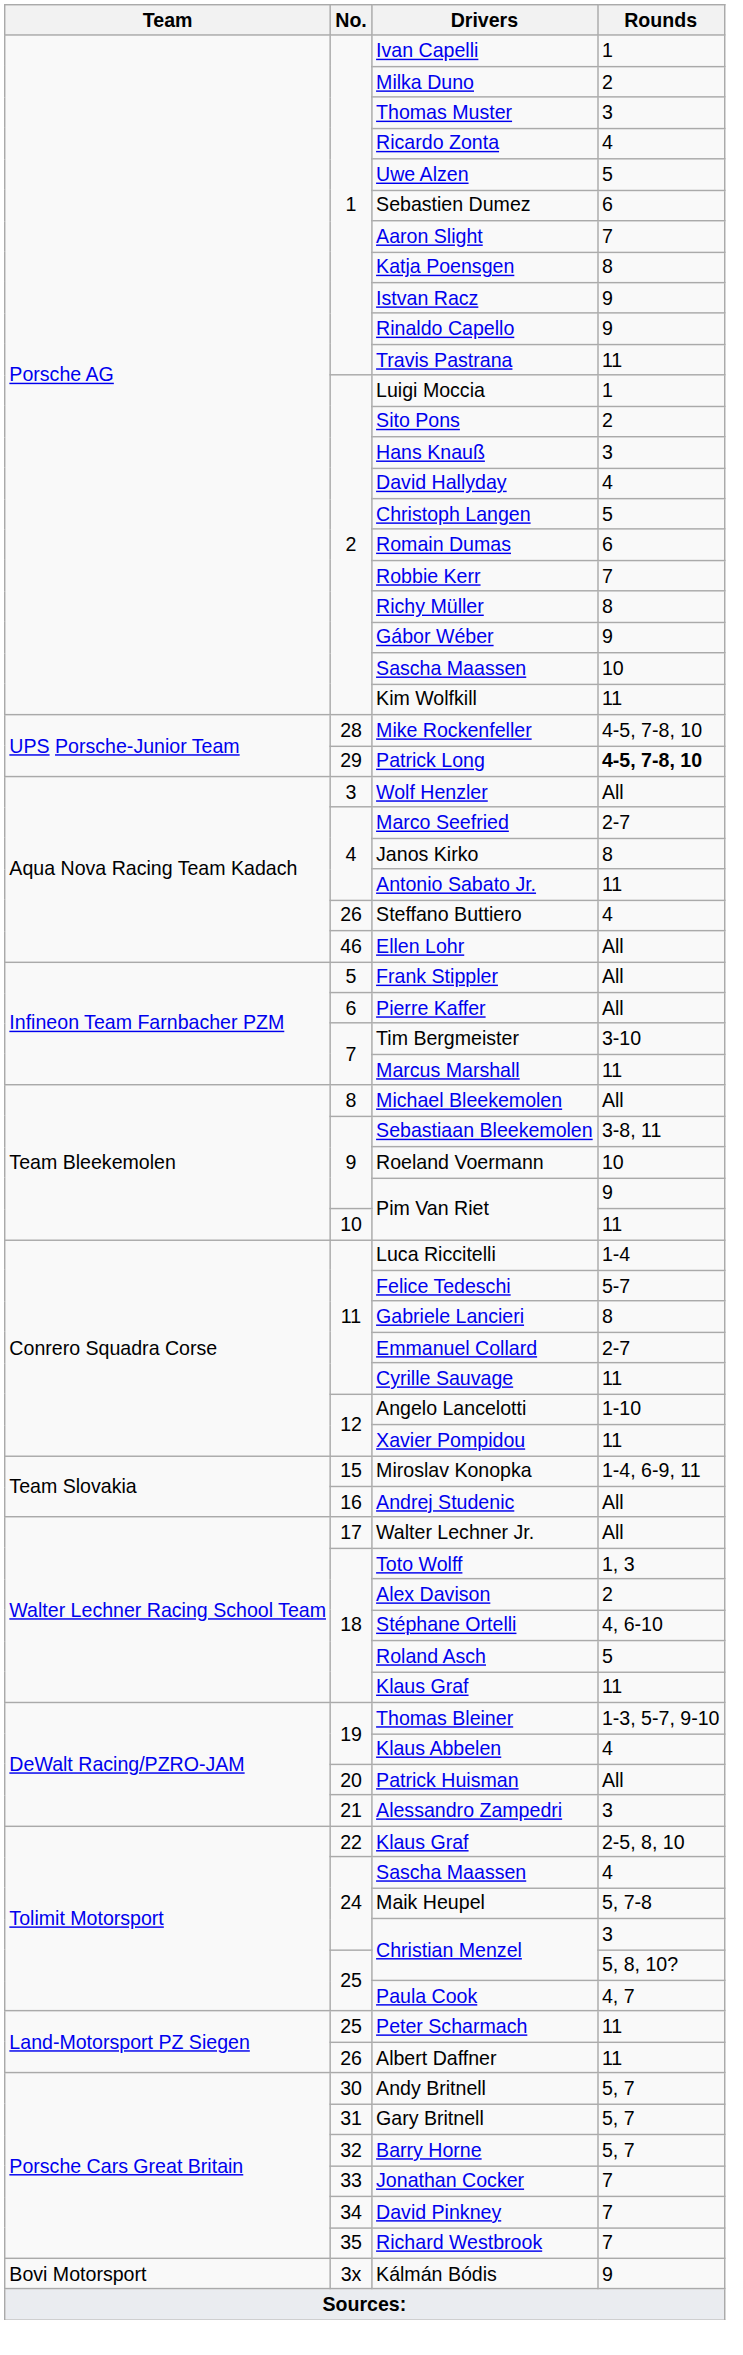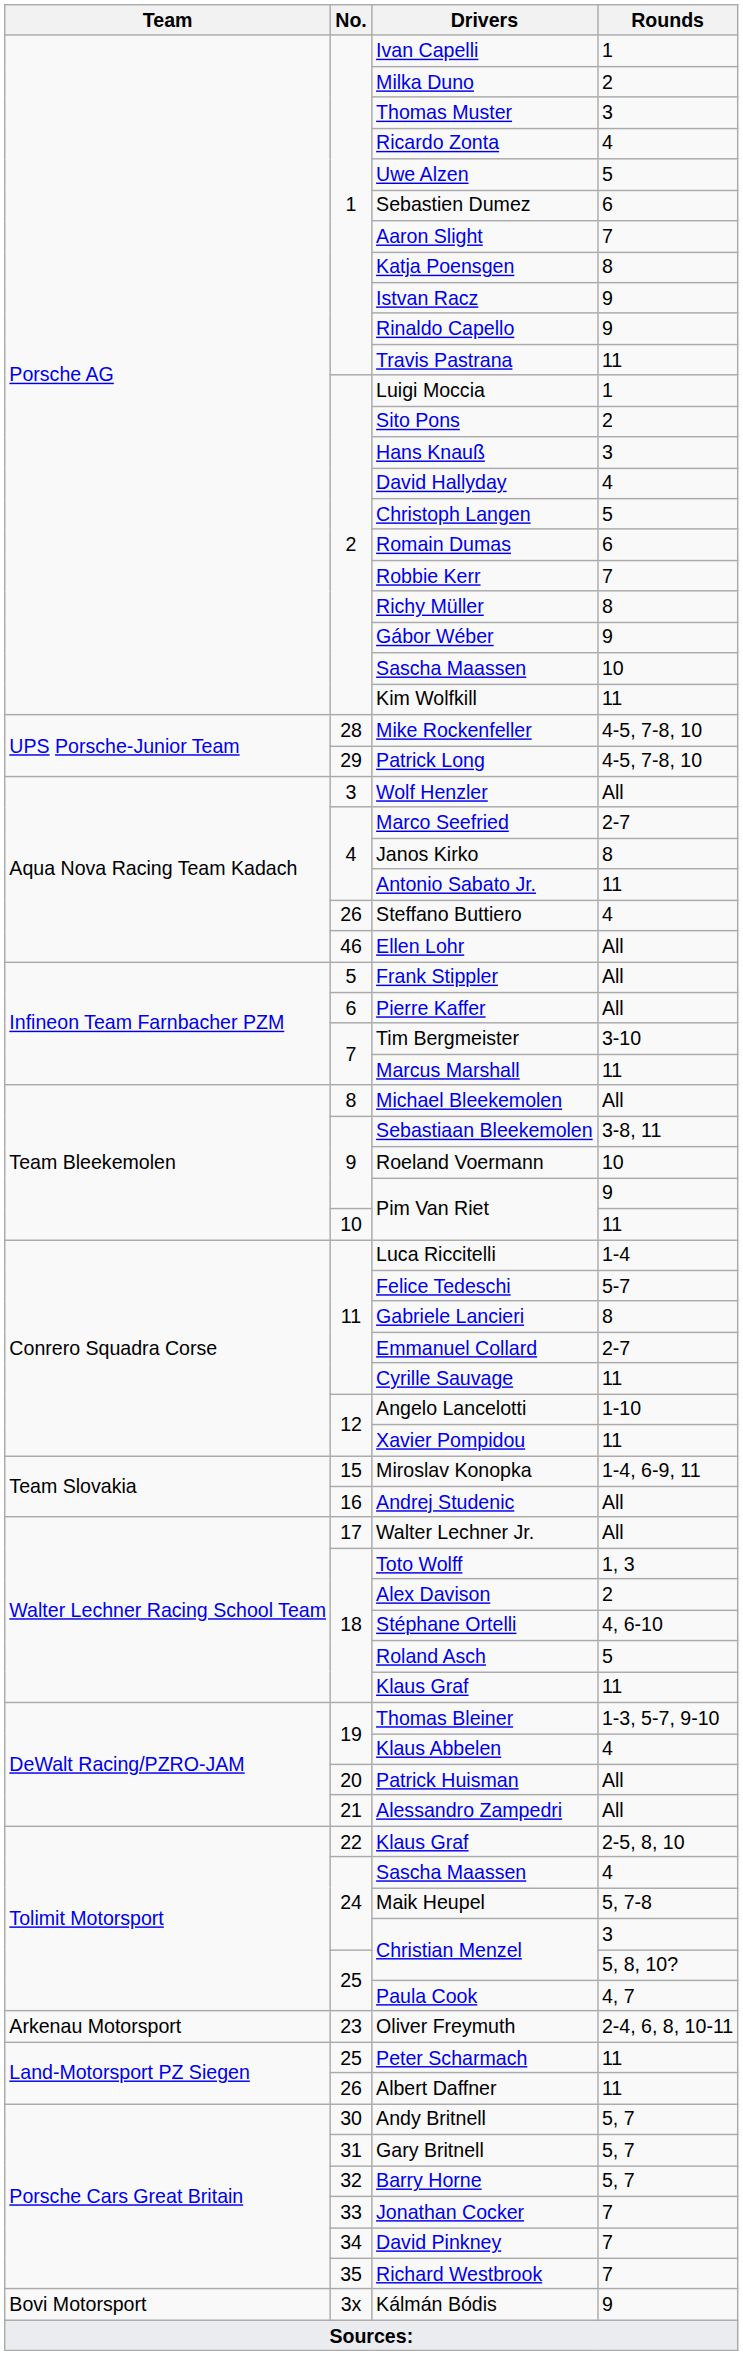(652, 761) bold -> (652, 761) normal
(607, 1810) 3 -> (613, 1810) All
+ row: (351, 2026)
